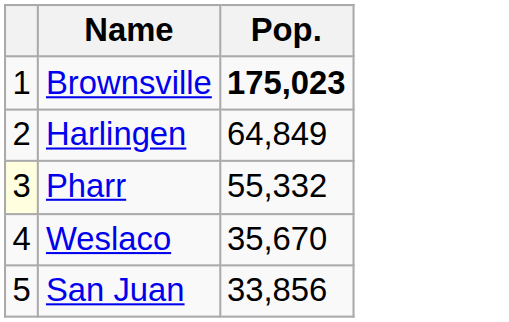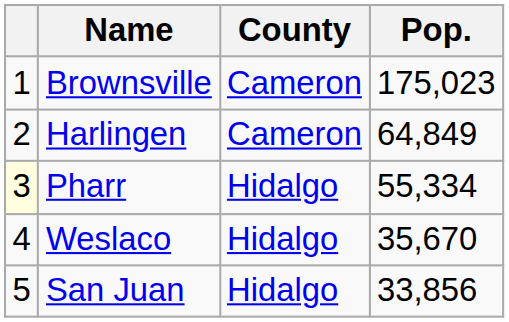+ column: (294, 30)
(286, 82) bold -> (436, 82) normal
(277, 186) 55,332 -> (427, 186) 55,334
